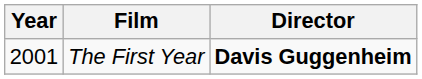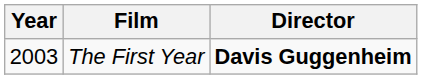(34, 56) 2001 -> (34, 56) 2003
